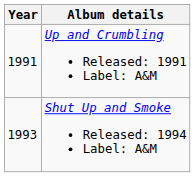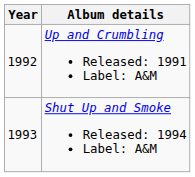(22, 61) 1991 -> (22, 61) 1992
